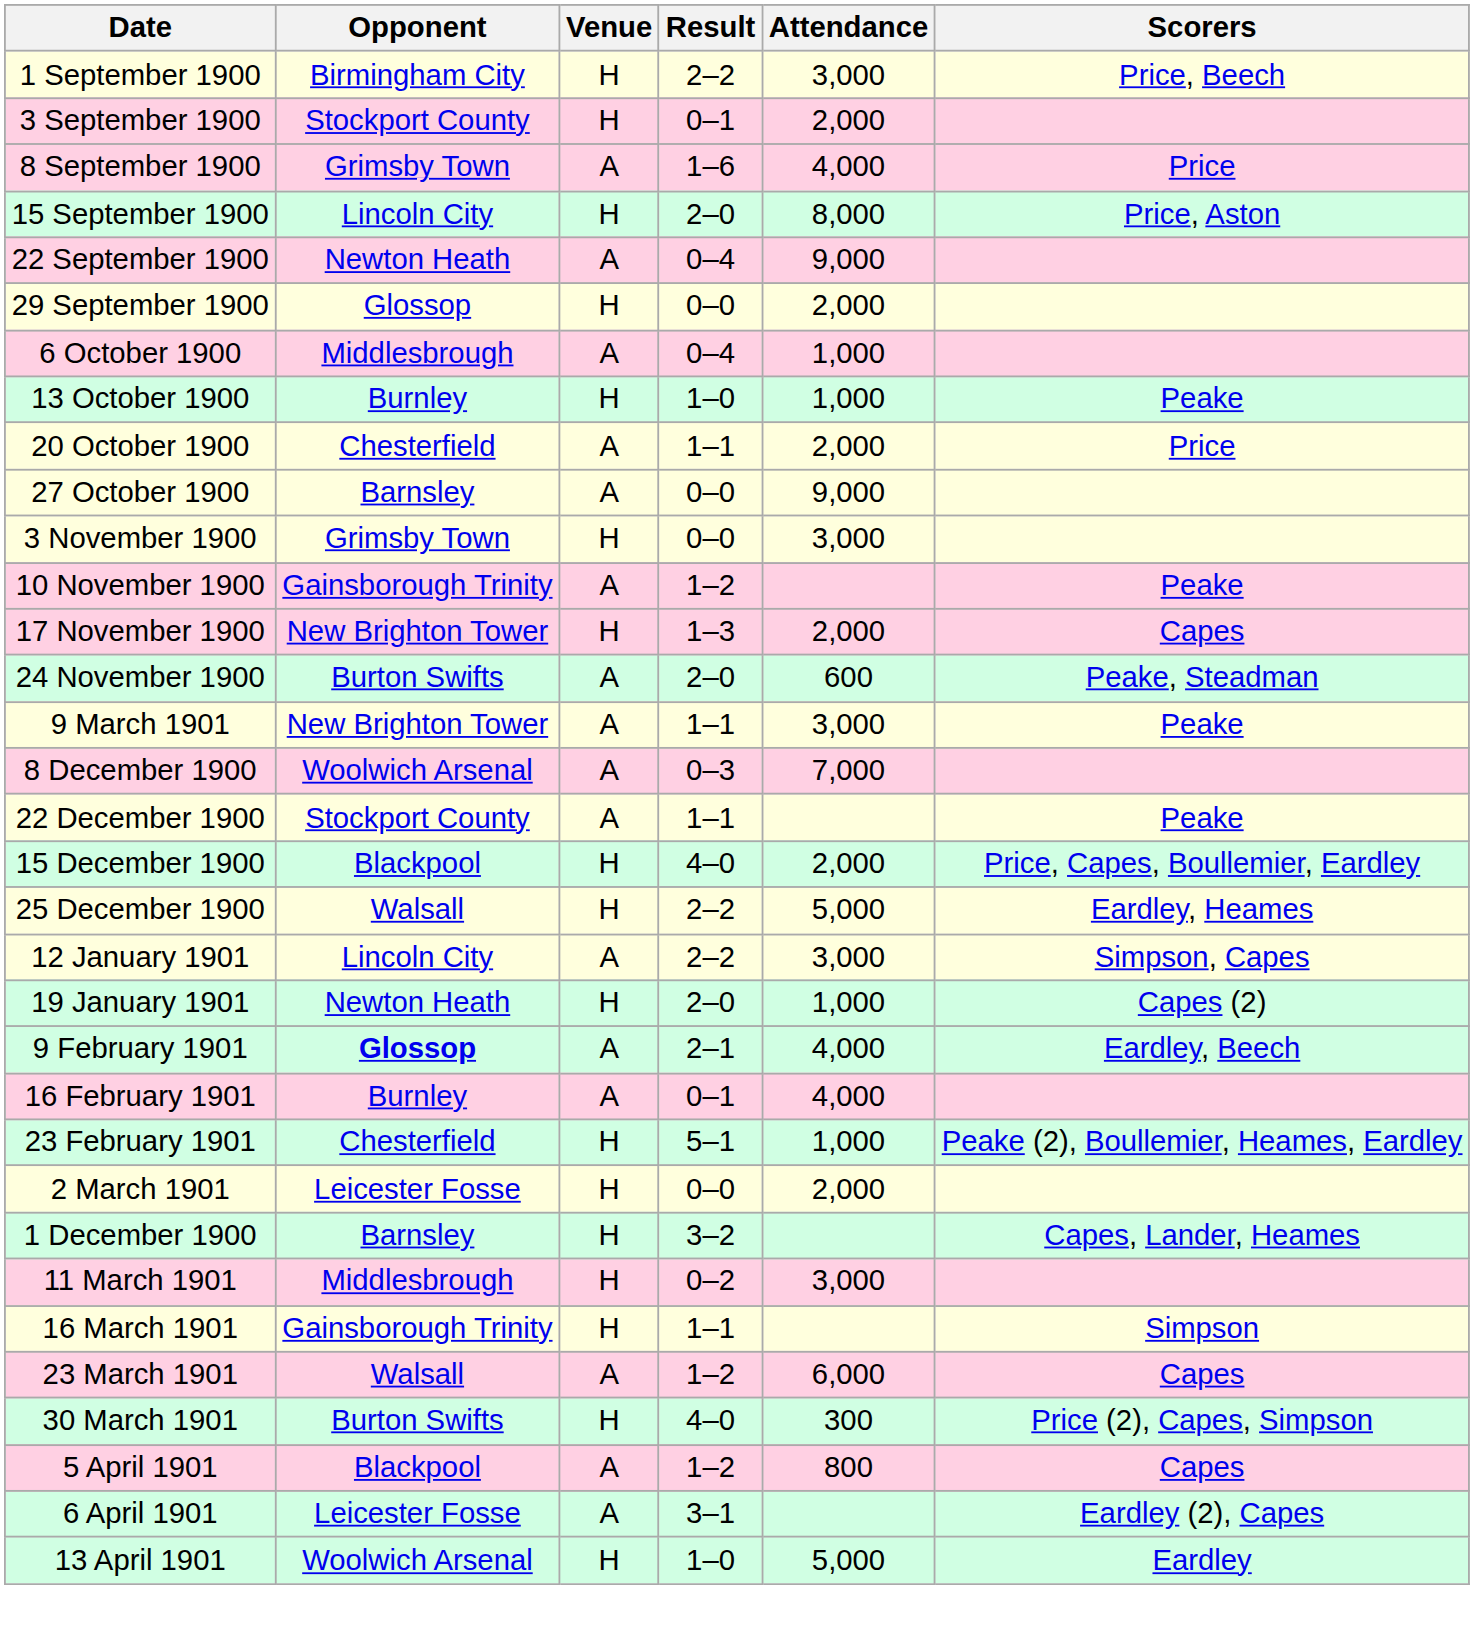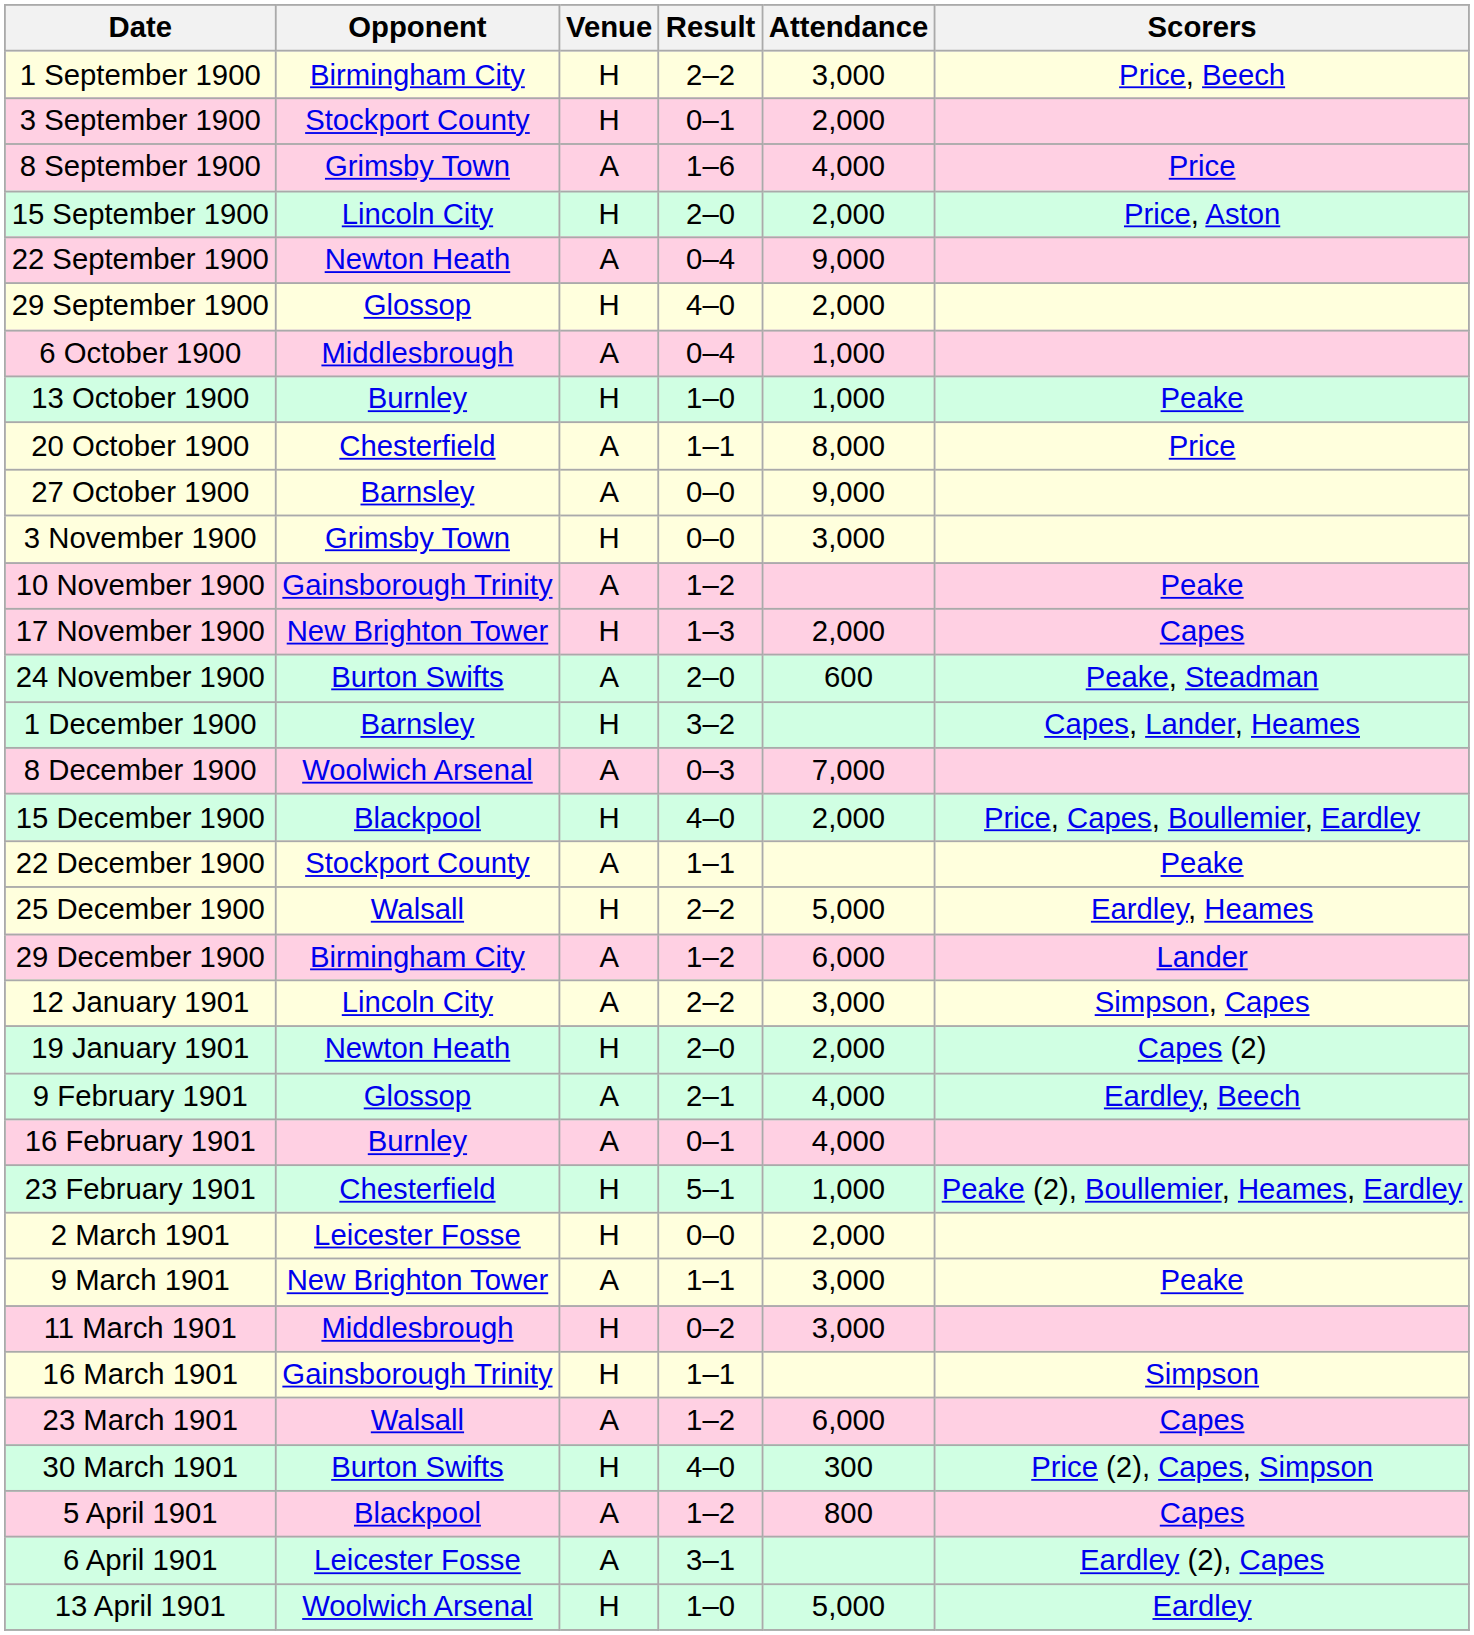(849, 213) 8,000 -> (849, 213) 2,000
(711, 306) 0–0 -> (711, 306) 4–0
(849, 445) 2,000 -> (849, 445) 8,000
rows swapped: (140, 1235) <-> (140, 724)
rows swapped: (140, 863) <-> (140, 817)
+ row: (140, 956)
(849, 1002) 1,000 -> (849, 1049) 2,000
(417, 1049) bold -> (417, 1095) normal
